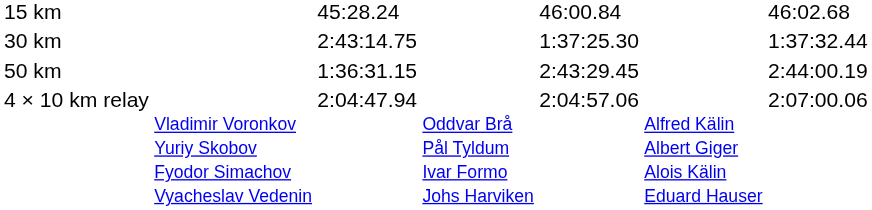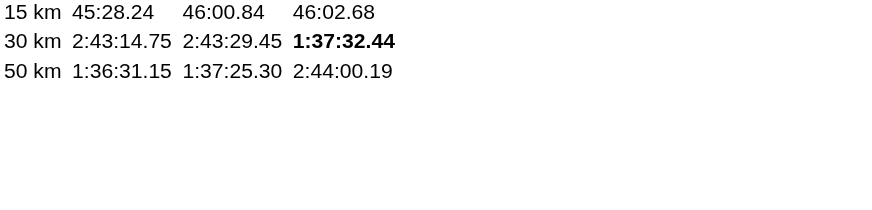(589, 41) 1:37:25.30 -> (232, 41) 2:43:29.45
(818, 41) normal -> (344, 41) bold
(589, 70) 2:43:29.45 -> (232, 70) 1:37:25.30
- row: (76, 99)
